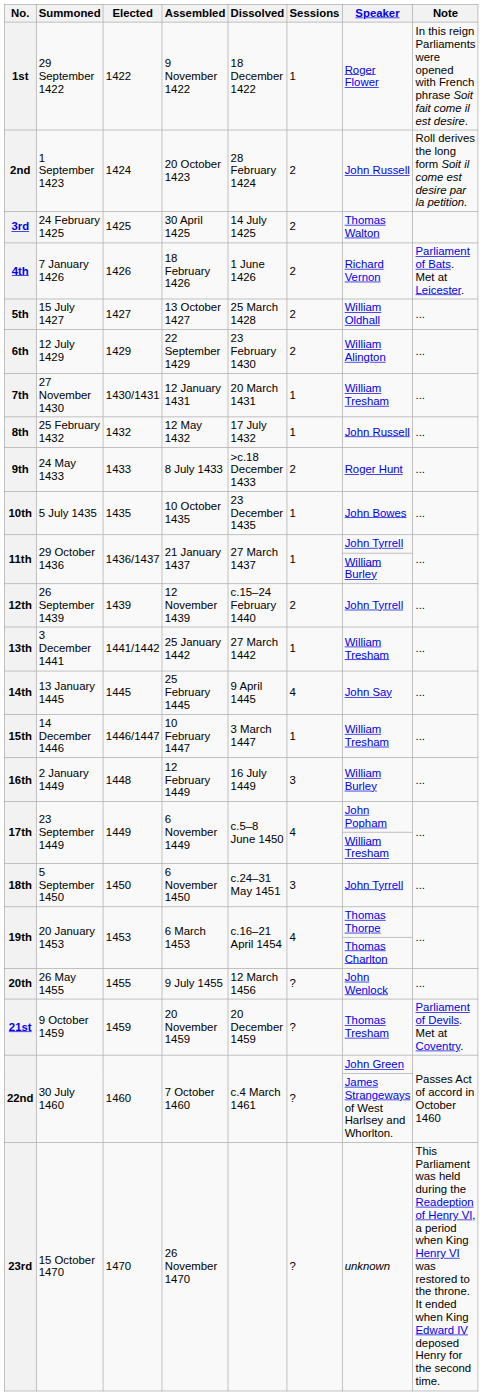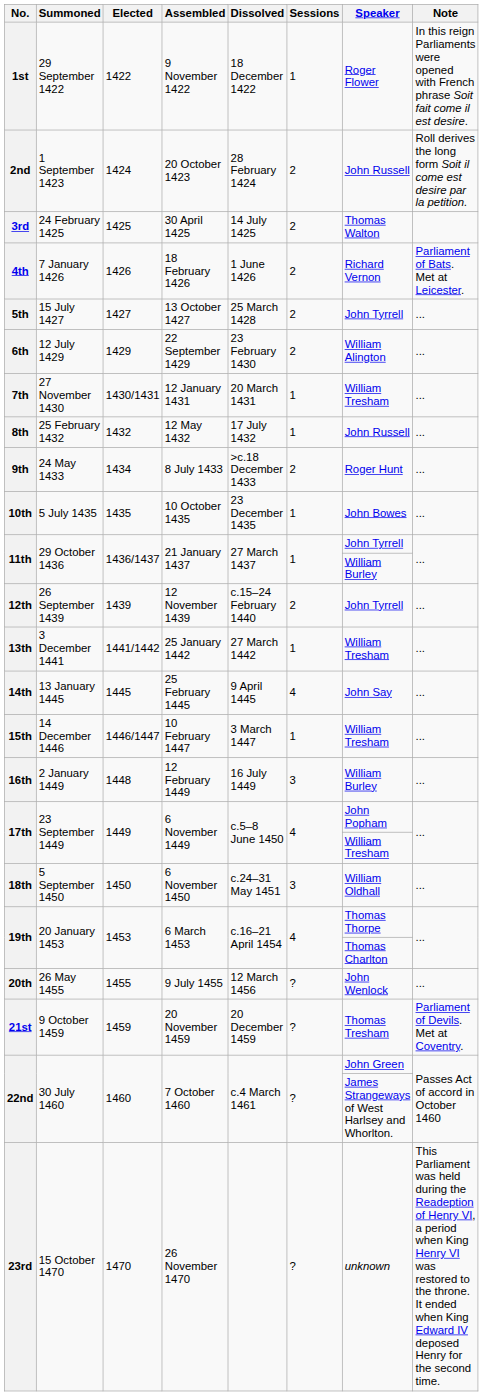(363, 314) William Oldhall -> (374, 314) John Tyrrell
(118, 469) 1433 -> (118, 469) 1434
(374, 885) John Tyrrell -> (363, 885) William Oldhall
